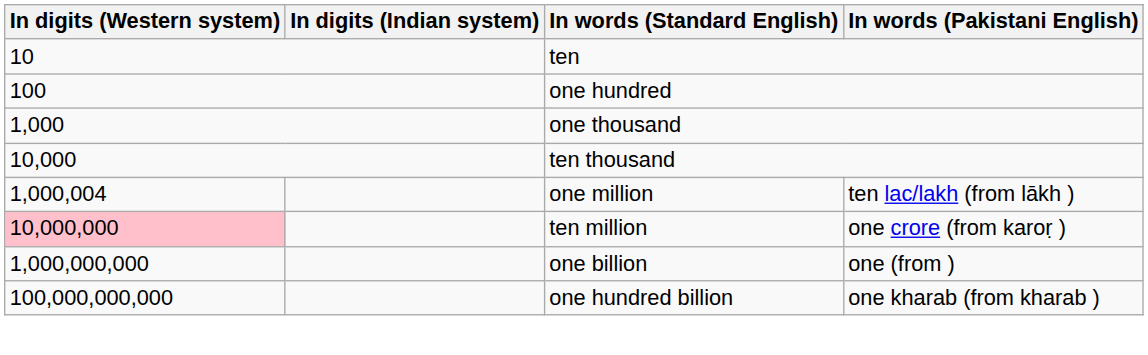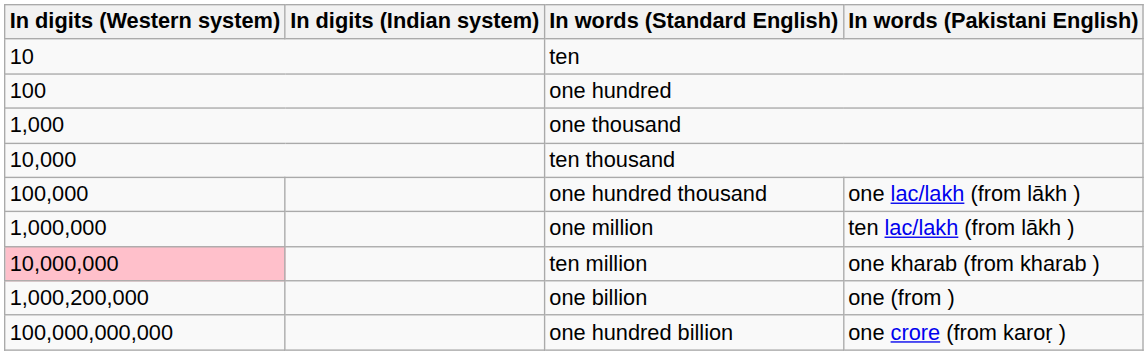+ row: (658, 194)
(58, 194) 1,000,004 -> (58, 228) 1,000,000
(957, 228) one crore (from karoṛ ) -> (974, 263) one kharab (from kharab )
(79, 263) 1,000,000,000 -> (79, 297) 1,000,200,000
(974, 297) one kharab (from kharab ) -> (957, 332) one crore (from karoṛ )
